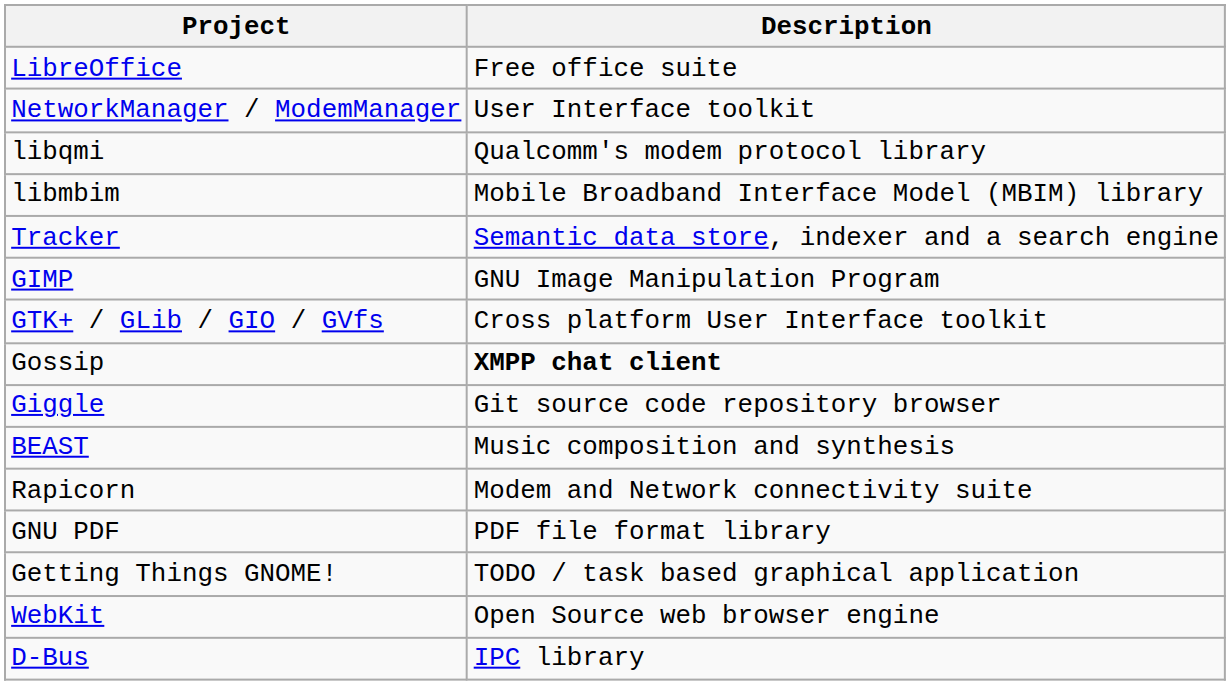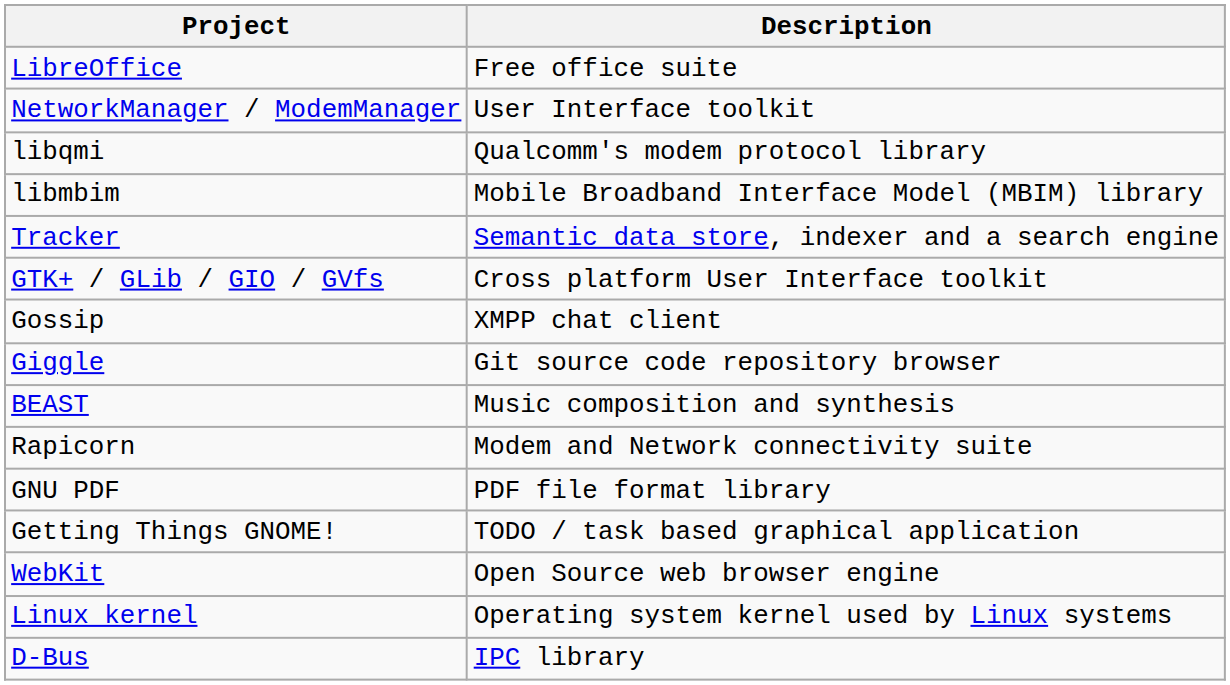- row: (42, 279)
(598, 363) bold -> (598, 321) normal
+ row: (104, 616)
